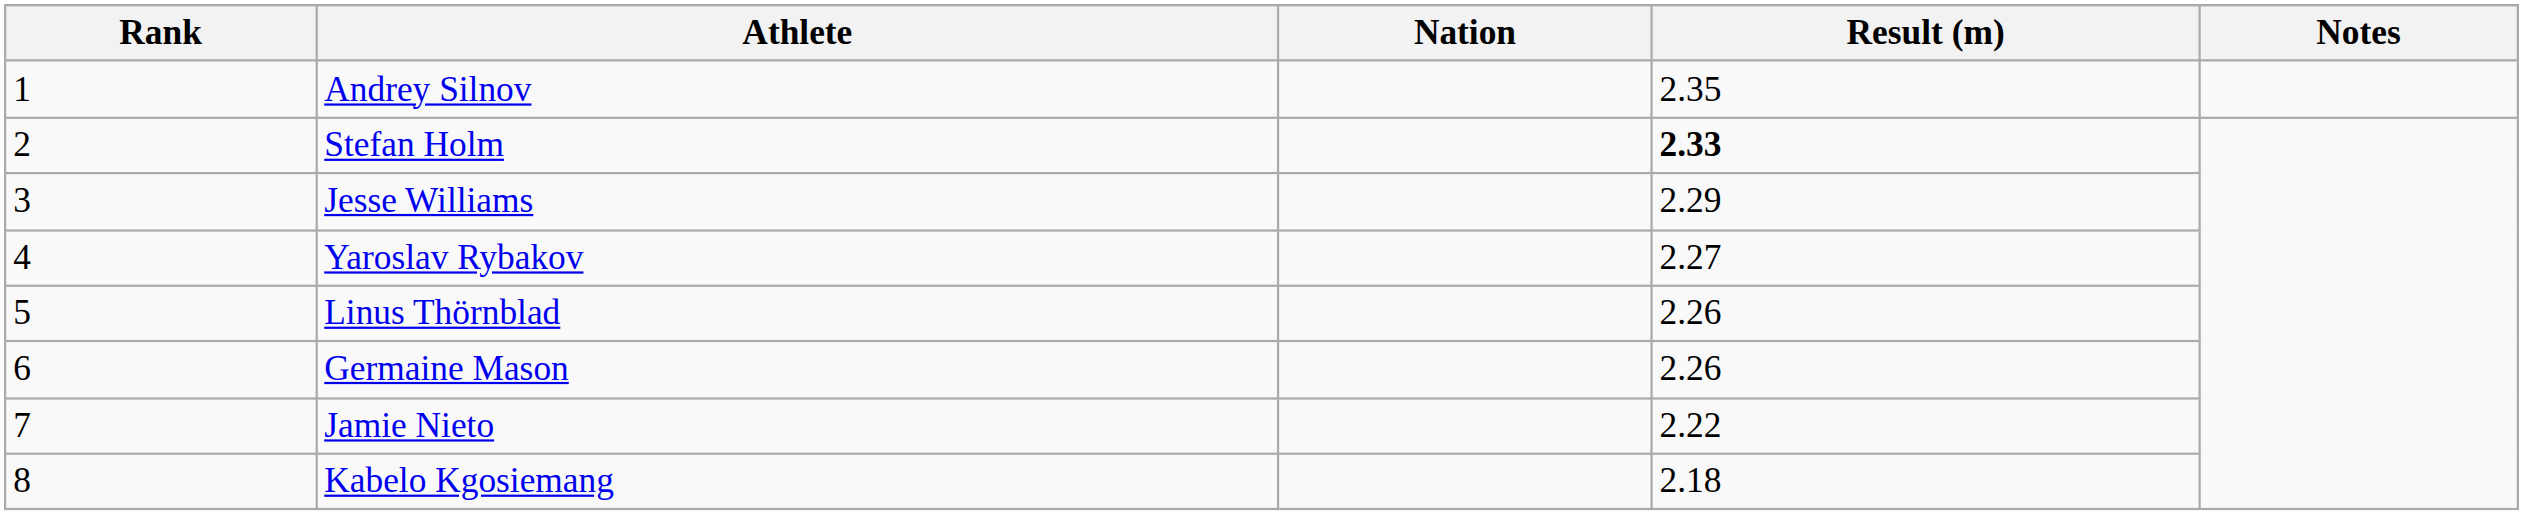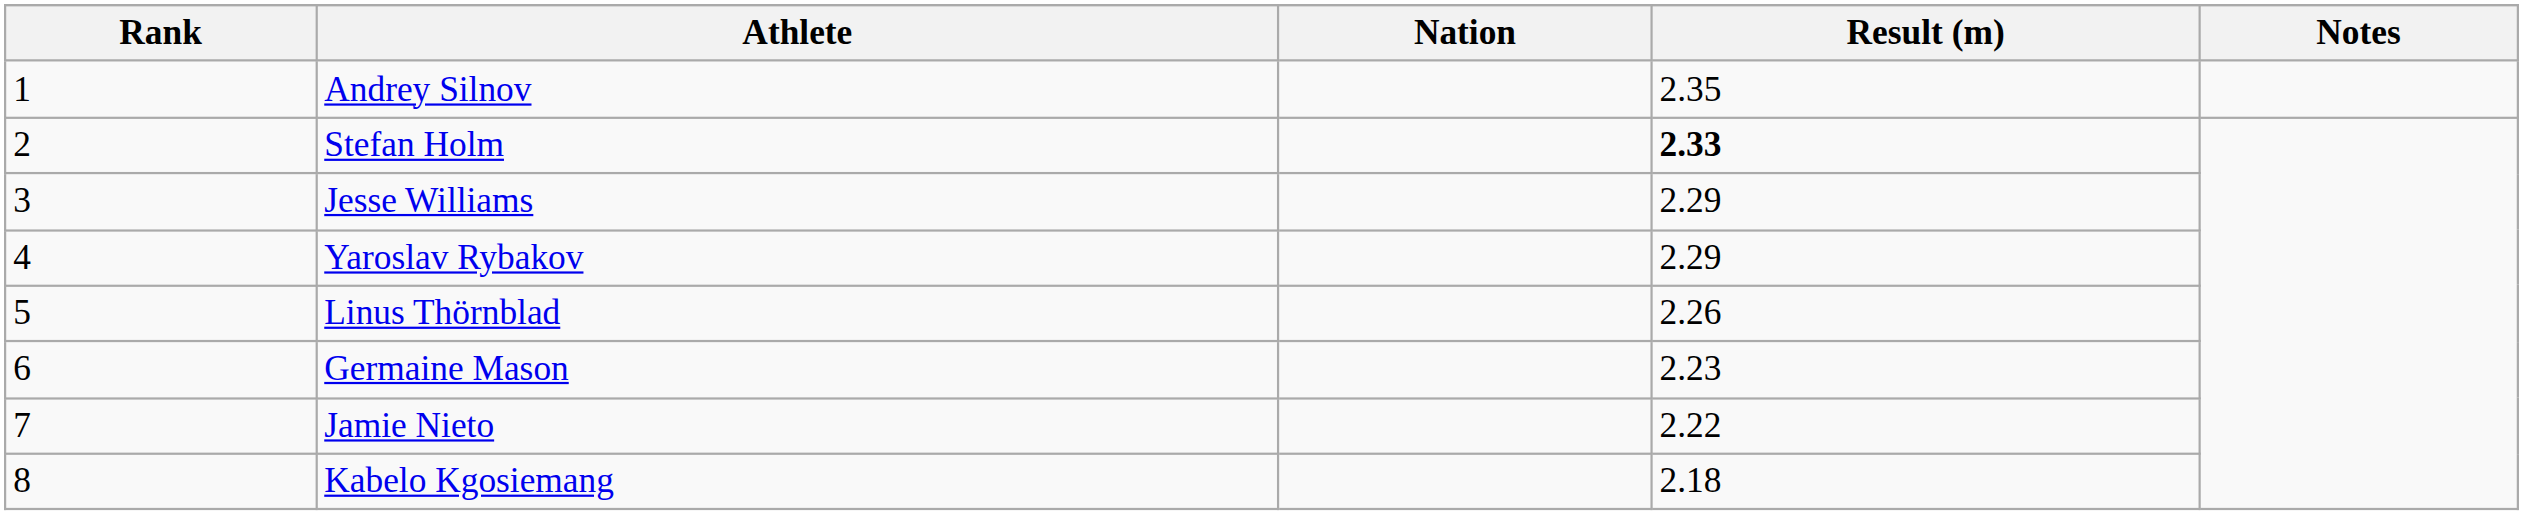(1690, 256) 2.27 -> (1690, 256) 2.29
(1690, 369) 2.26 -> (1690, 369) 2.23
